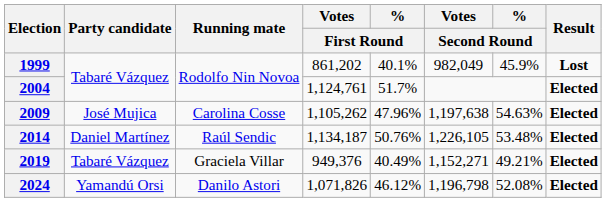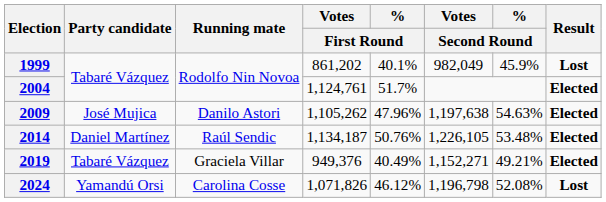(239, 112) Carolina Cosse -> (239, 112) Danilo Astori
(239, 185) Danilo Astori -> (239, 185) Carolina Cosse
(574, 185) Elected -> (574, 185) Lost
